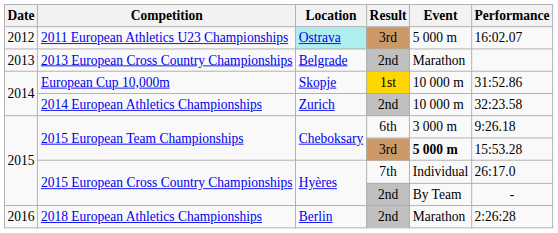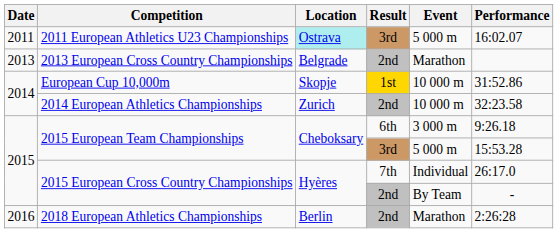(21, 38) 2012 -> (21, 38) 2011
(435, 149) bold -> (435, 149) normal
